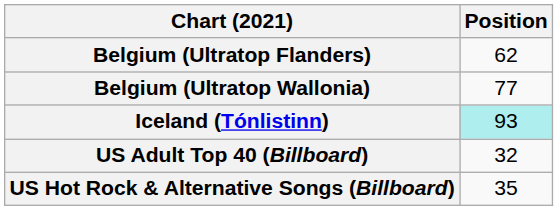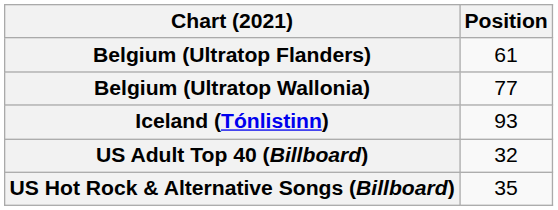(506, 54) 62 -> (506, 54) 61
(506, 121) paleturquoise background -> (506, 121) no background
